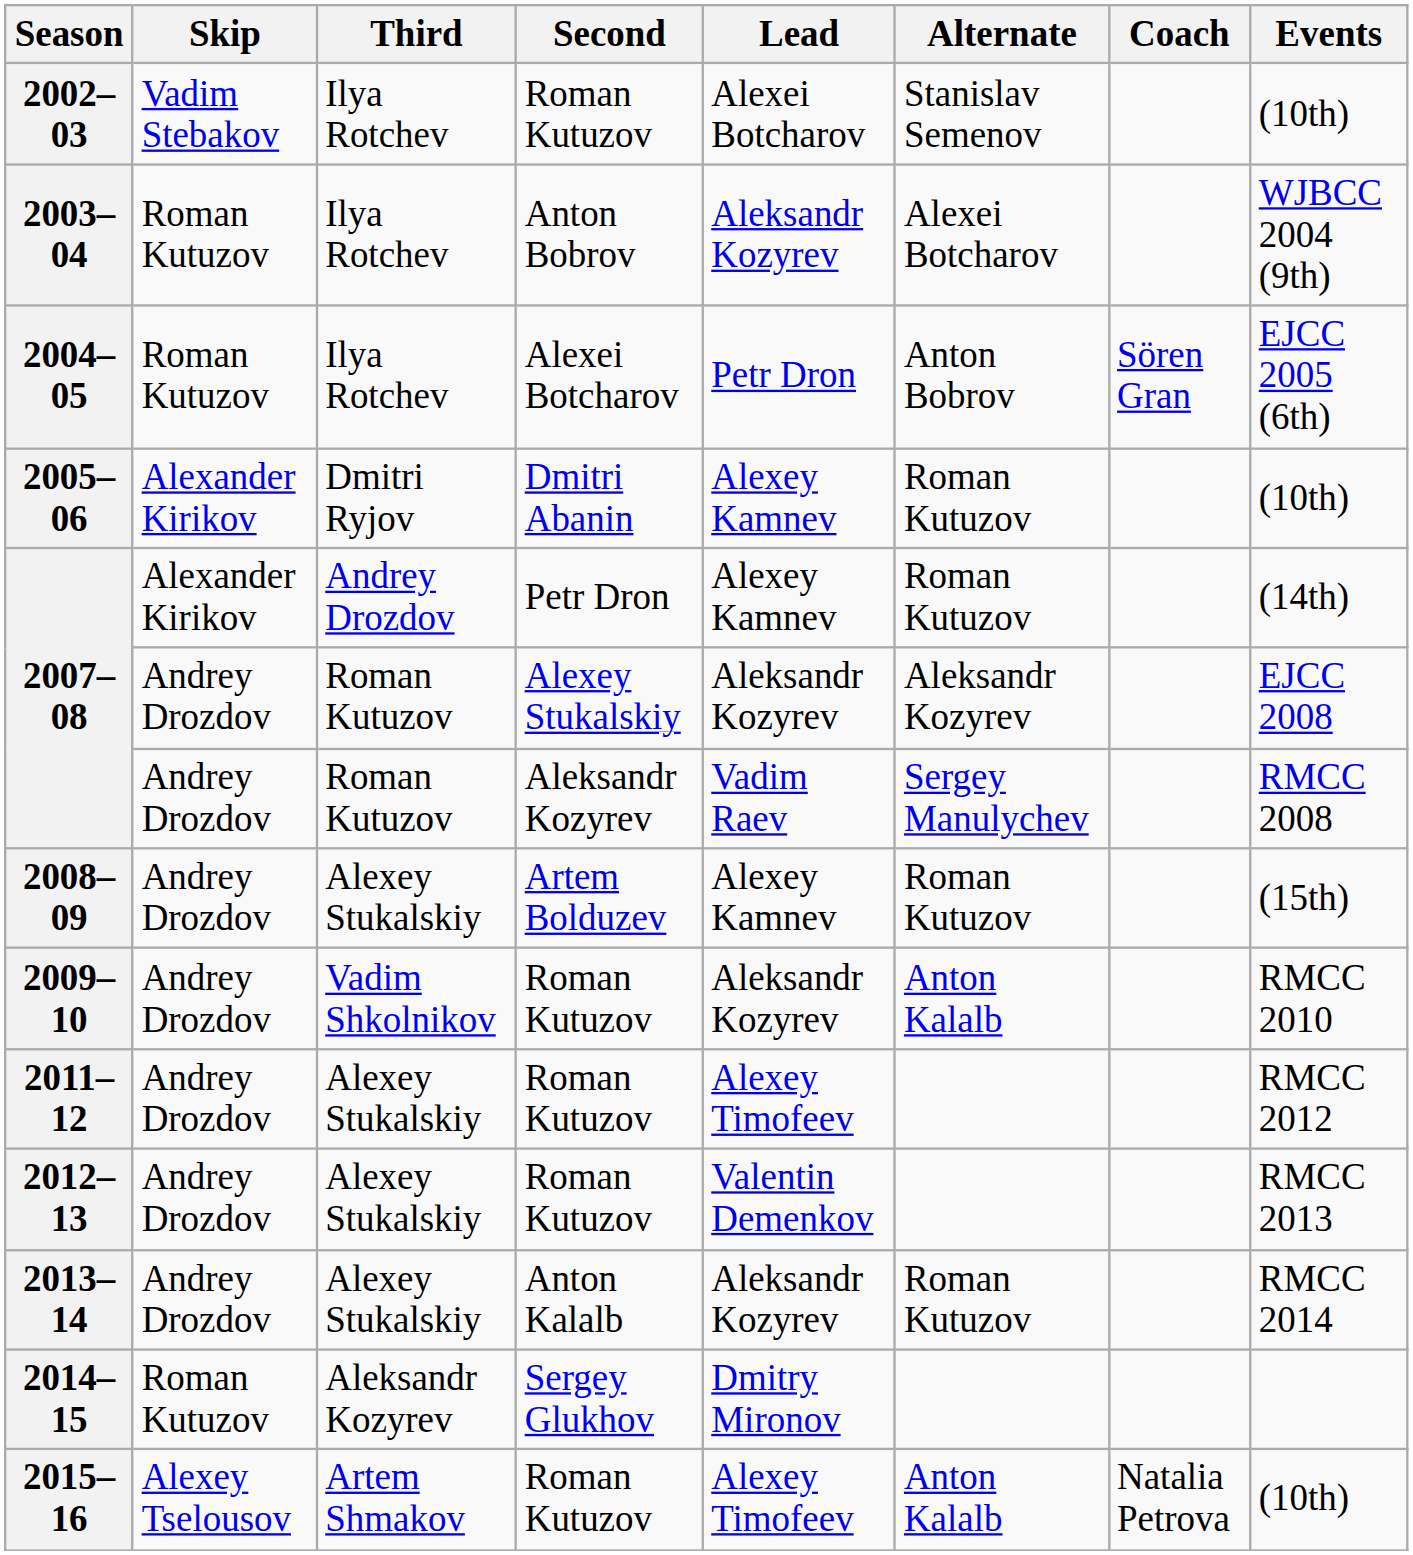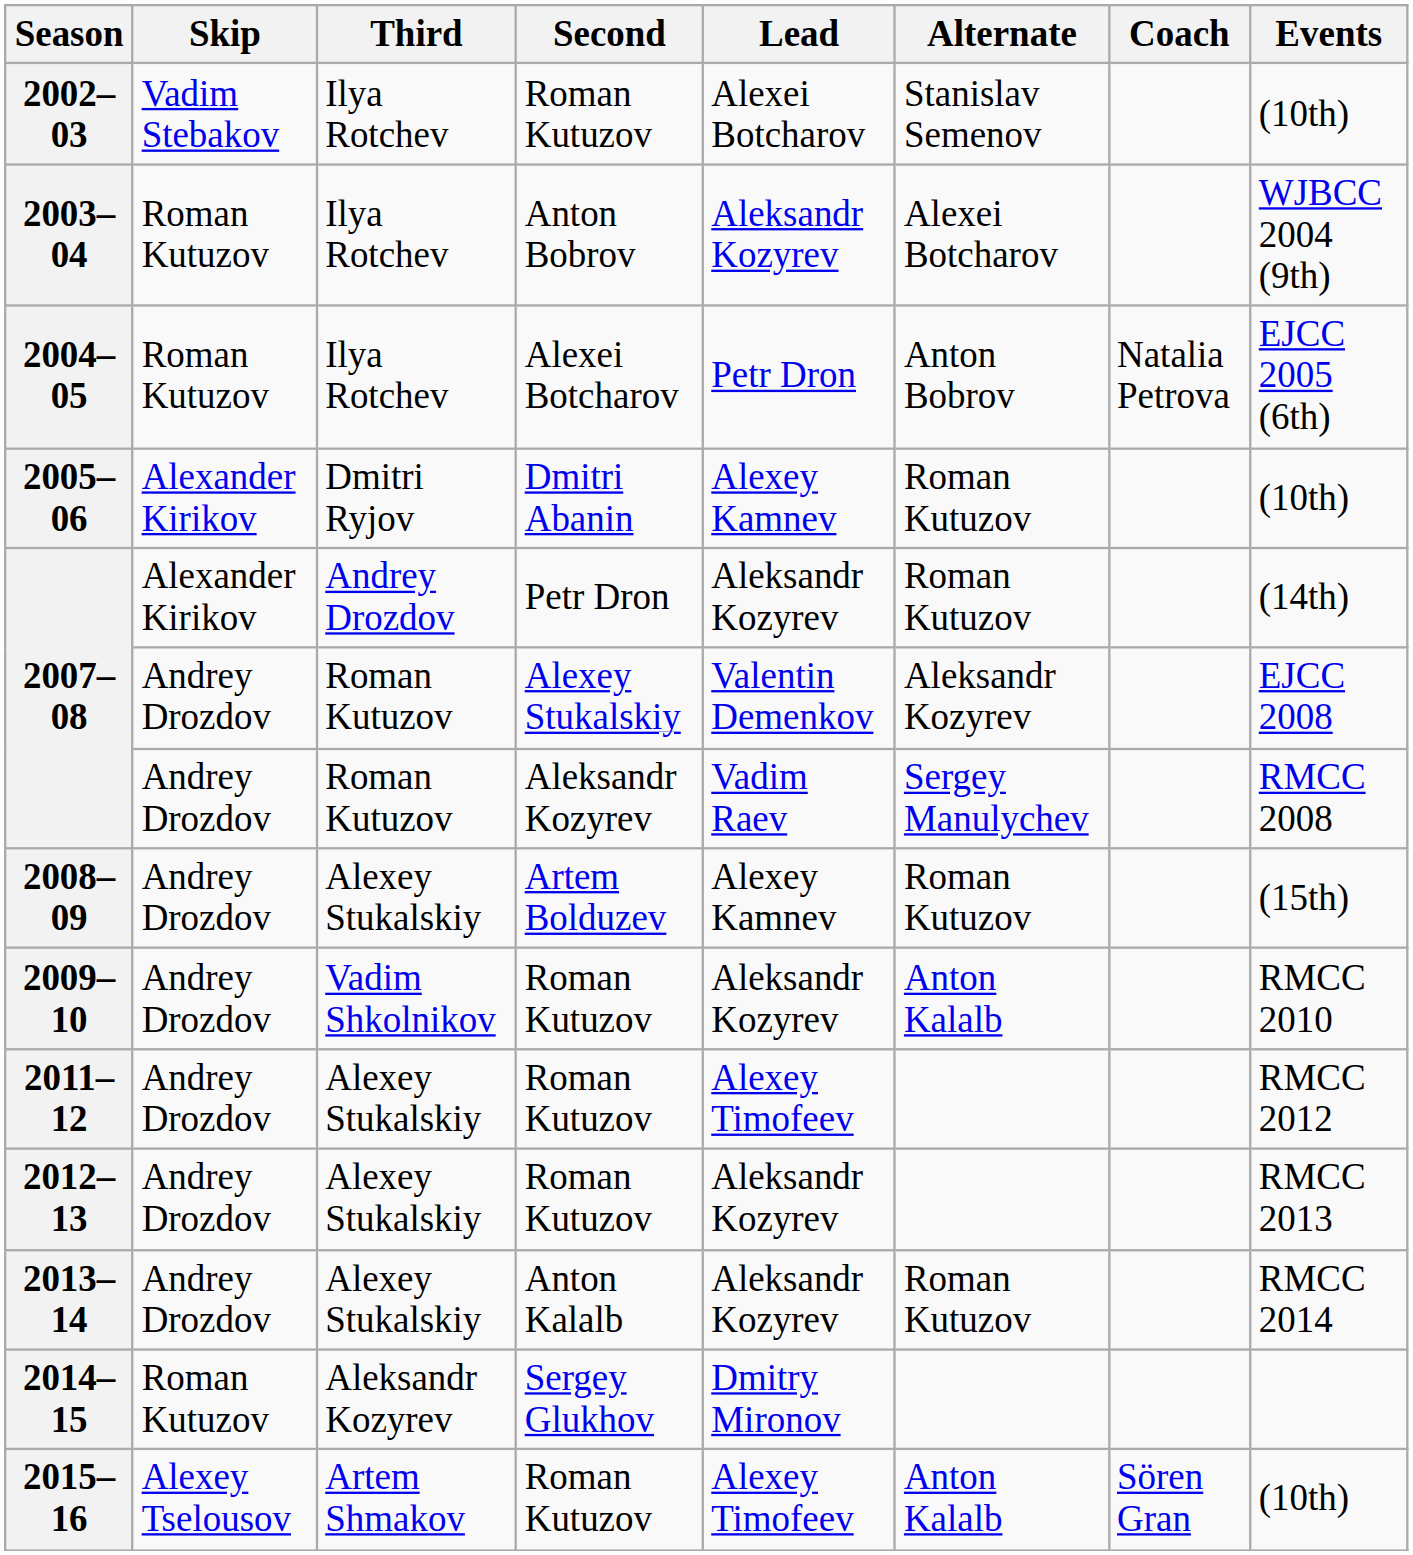(1160, 375) Sören Gran -> (1173, 375) Natalia Petrova
(774, 597) Alexey Kamnev -> (787, 597) Aleksandr Kozyrev
(787, 697) Aleksandr Kozyrev -> (792, 697) Valentin Demenkov
(792, 1198) Valentin Demenkov -> (787, 1198) Aleksandr Kozyrev
(1173, 1498) Natalia Petrova -> (1160, 1498) Sören Gran
